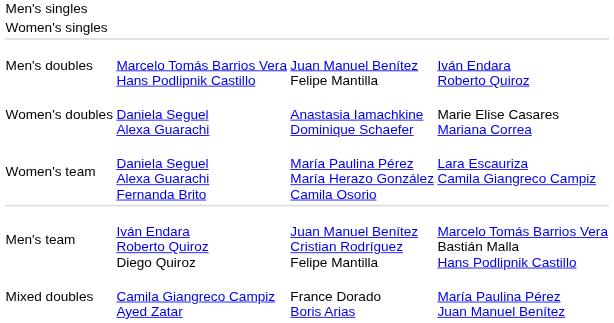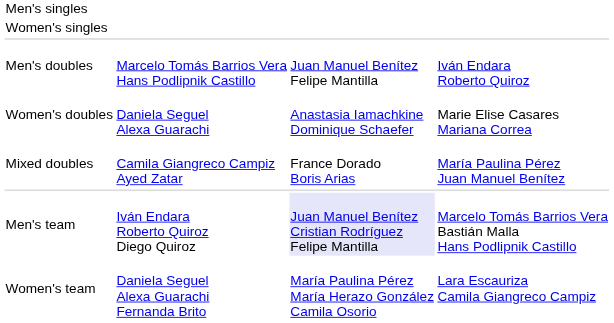rows swapped: (49, 296) <-> (51, 171)
(354, 247) no background -> (354, 231) lavender background
